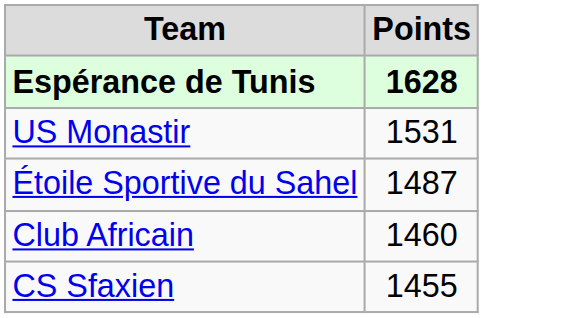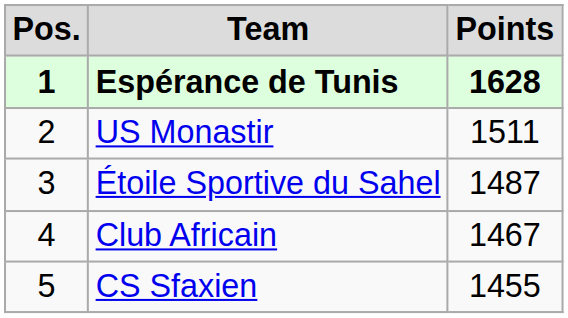+ column: (47, 30)
(422, 132) 1531 -> (505, 132) 1511
(422, 235) 1460 -> (505, 235) 1467
